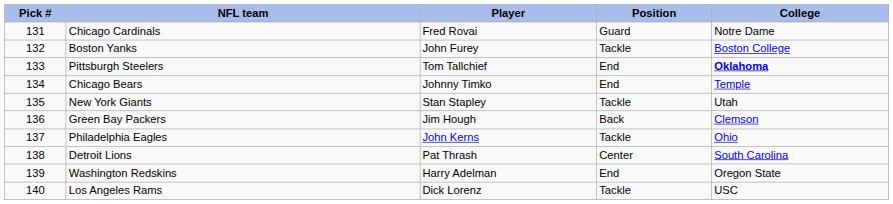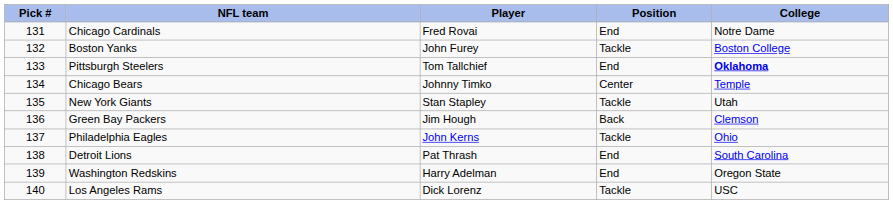(615, 31) Guard -> (609, 31) End
(609, 84) End -> (616, 84) Center
(616, 155) Center -> (609, 155) End
